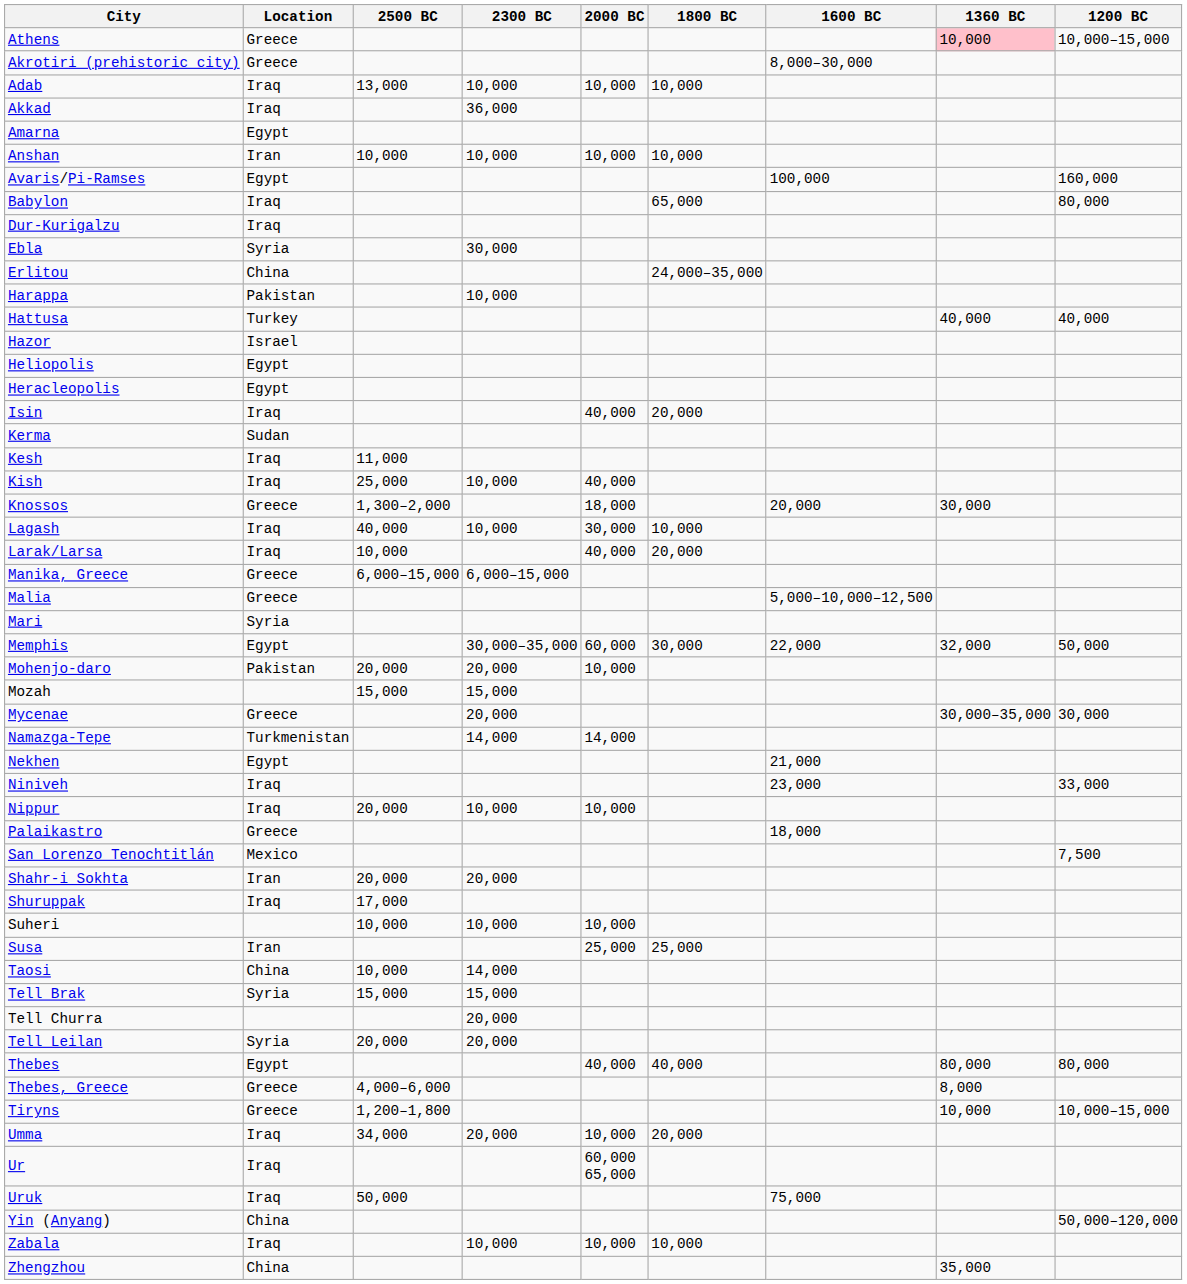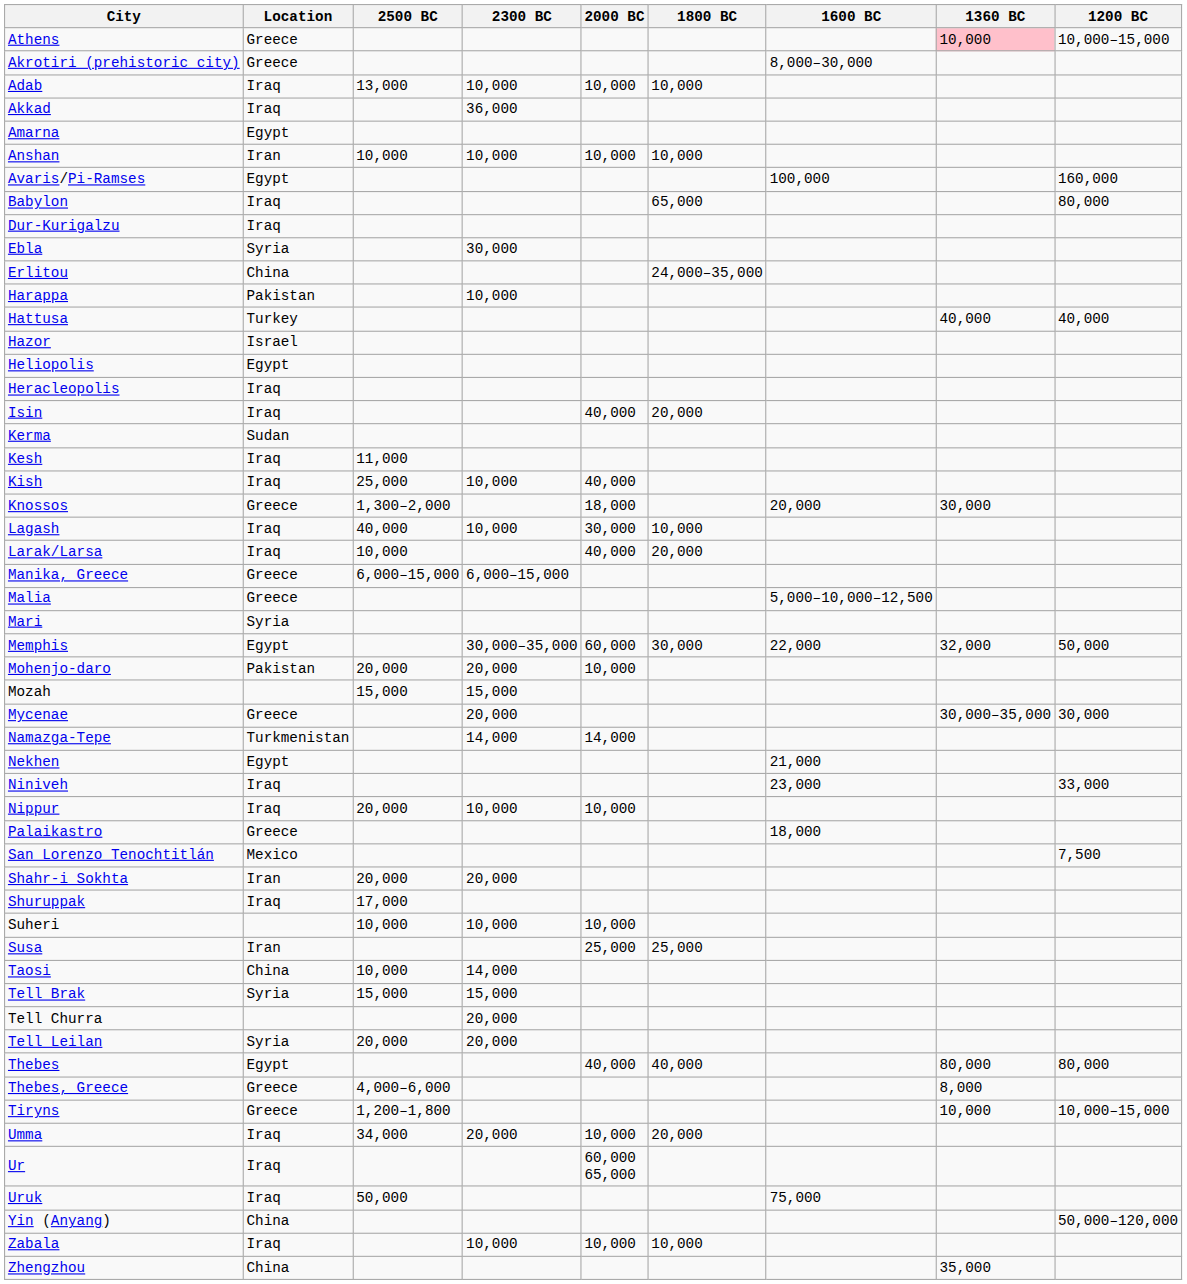(268, 389) Egypt -> (264, 389) Iraq
